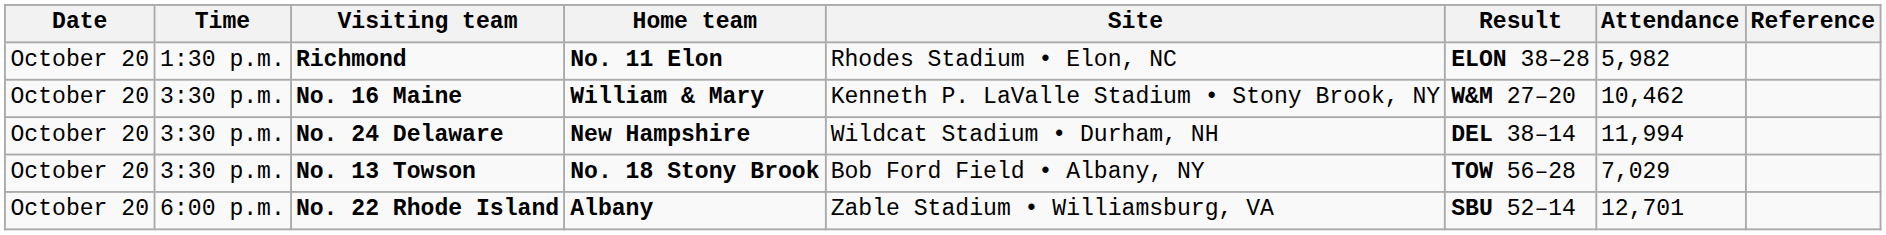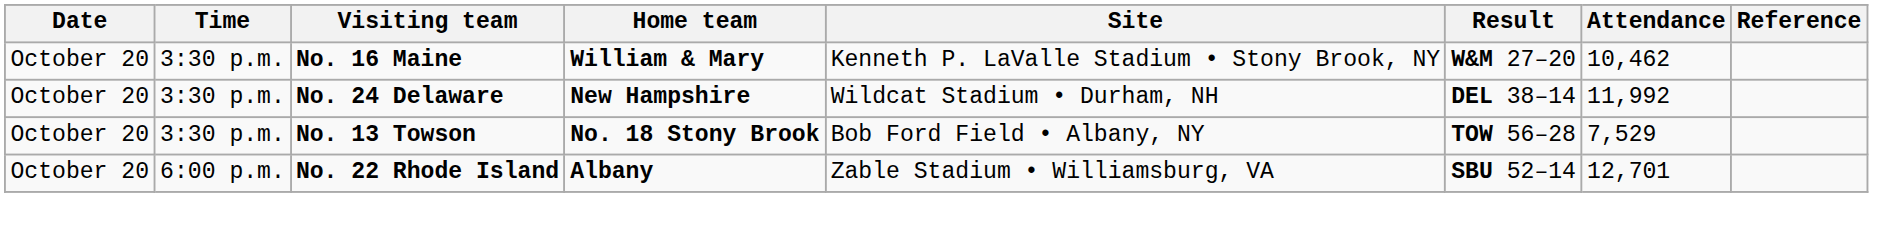- row: (351, 61)
(1642, 136) 11,994 -> (1629, 98) 11,992
(1636, 173) 7,029 -> (1622, 136) 7,529
